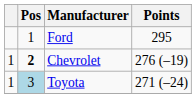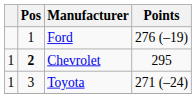(162, 38) 295 -> (162, 38) 276 (–19)
(162, 60) 276 (–19) -> (162, 60) 295
(31, 82) lightblue background -> (31, 82) no background
